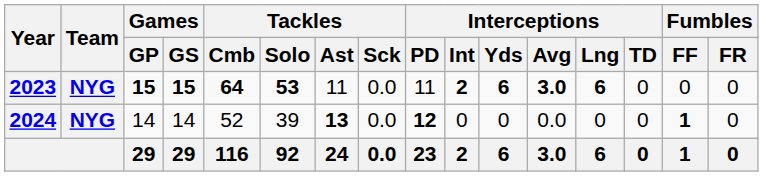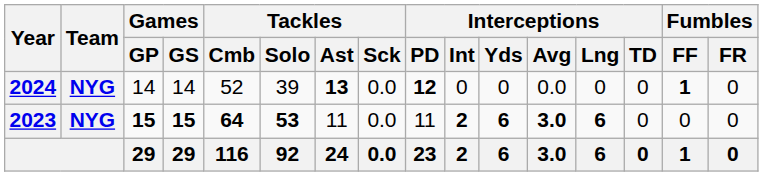rows swapped: (33, 87) <-> (33, 120)
